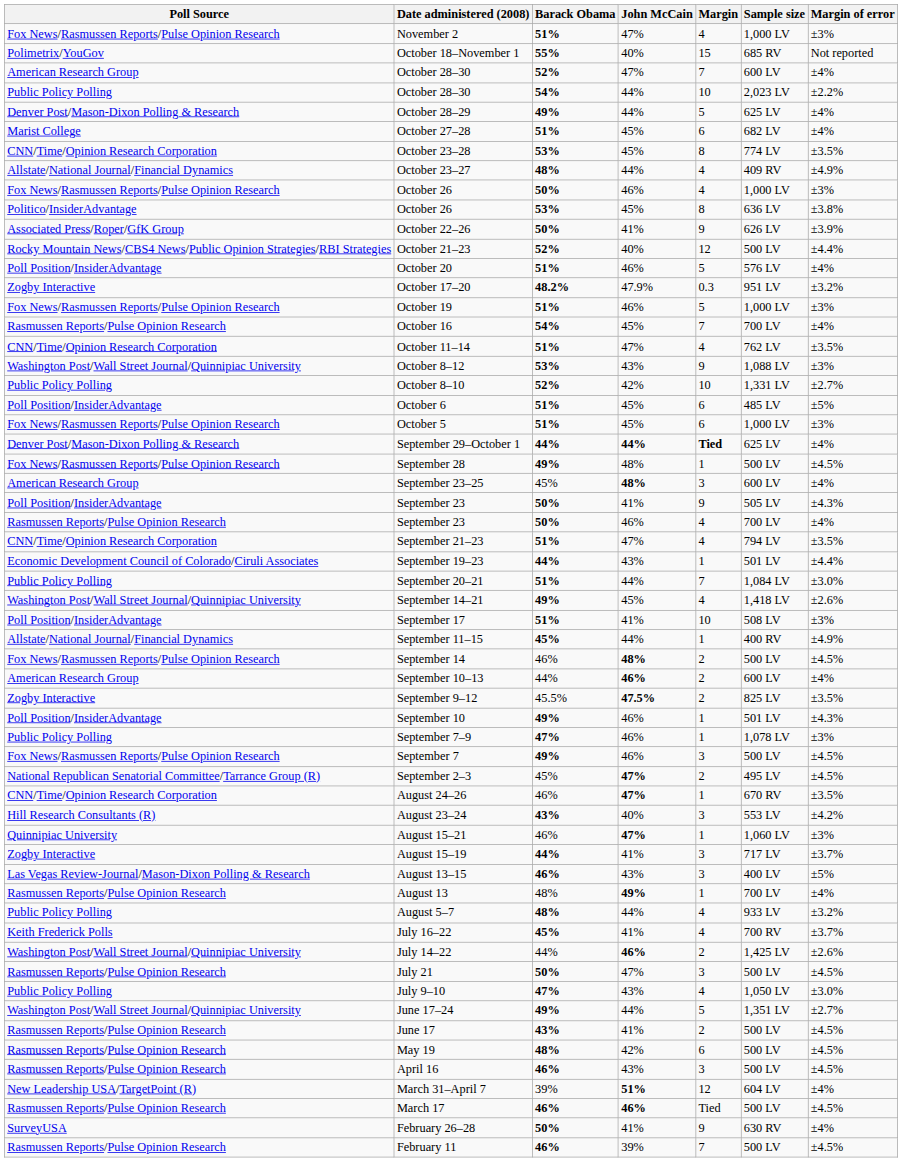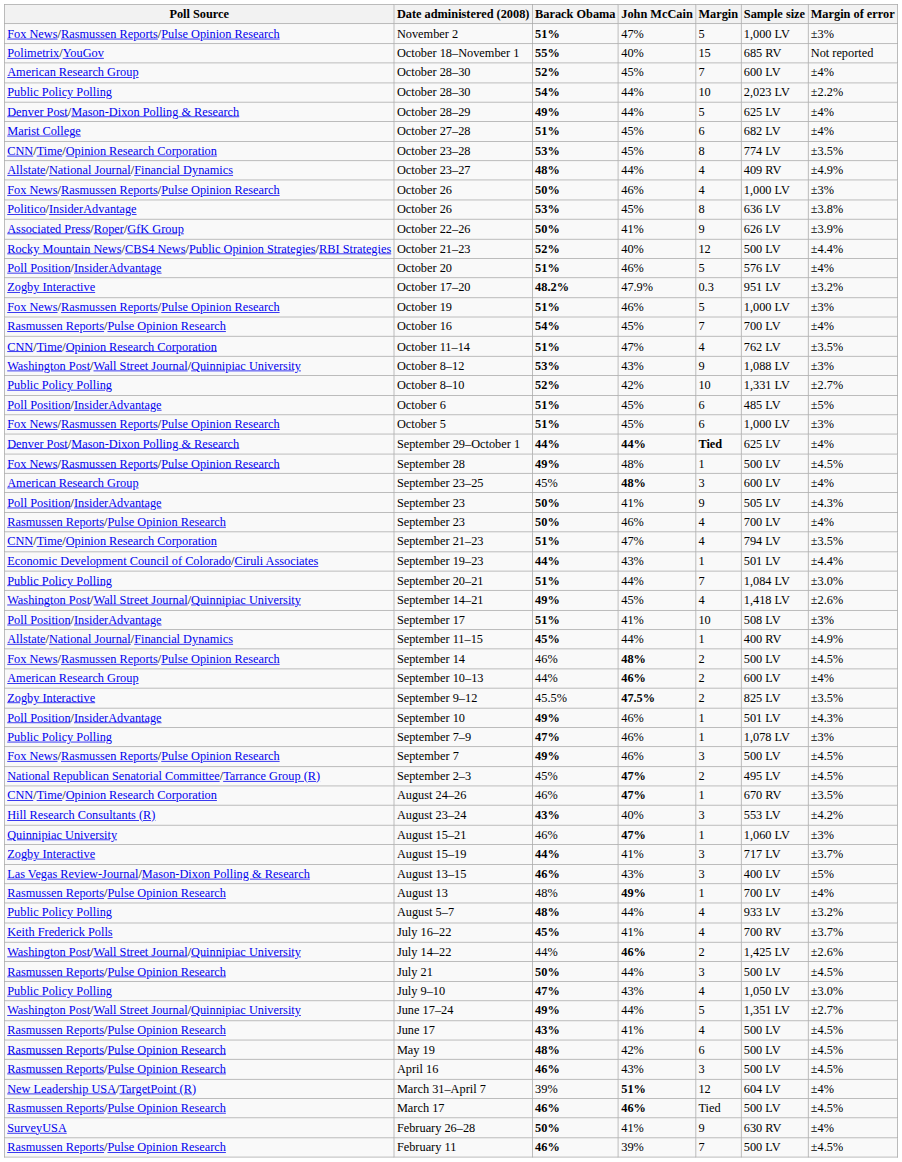(702, 33) 4 -> (702, 33) 5
(633, 72) 47% -> (633, 72) 45%
(633, 971) 47% -> (633, 971) 44%
(702, 1030) 2 -> (702, 1030) 4
